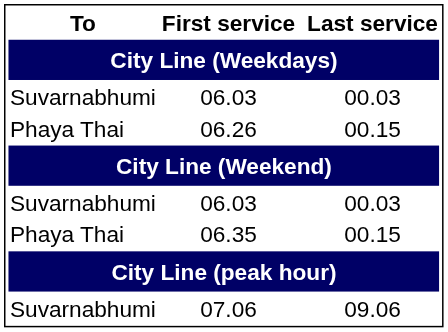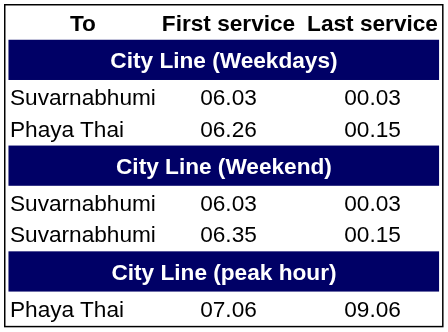(67, 234) Phaya Thai -> (83, 234) Suvarnabhumi
(83, 309) Suvarnabhumi -> (67, 309) Phaya Thai
